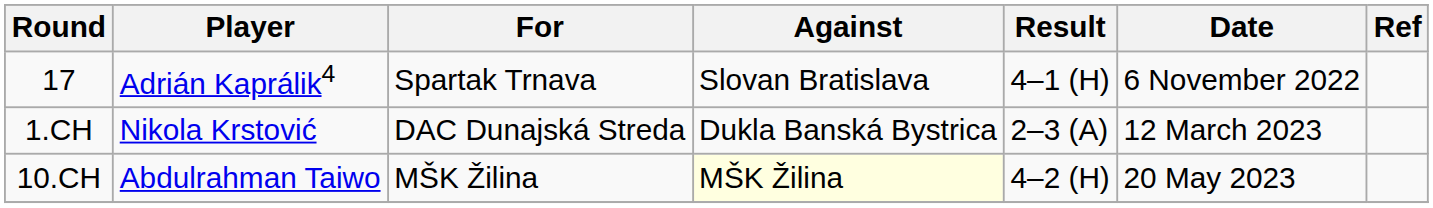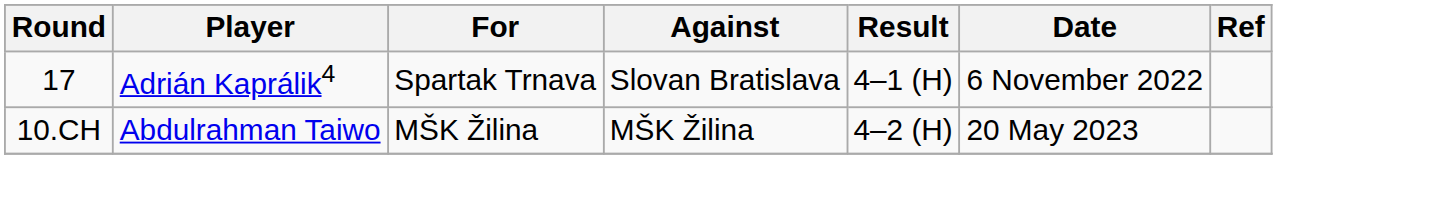- row: (59, 130)
(771, 177) lightyellow background -> (682, 130) no background
